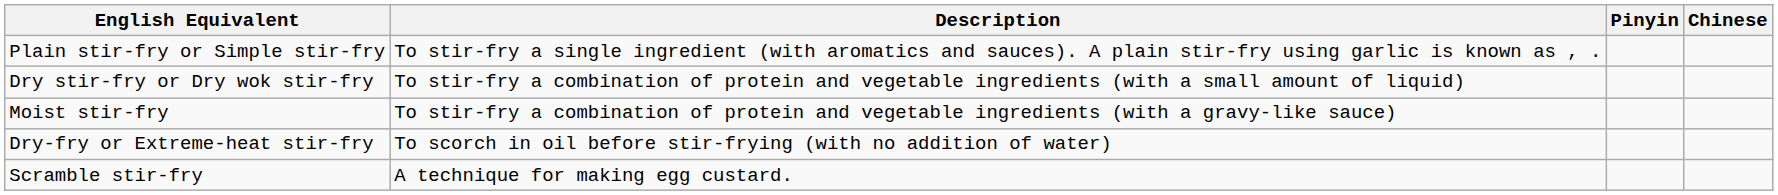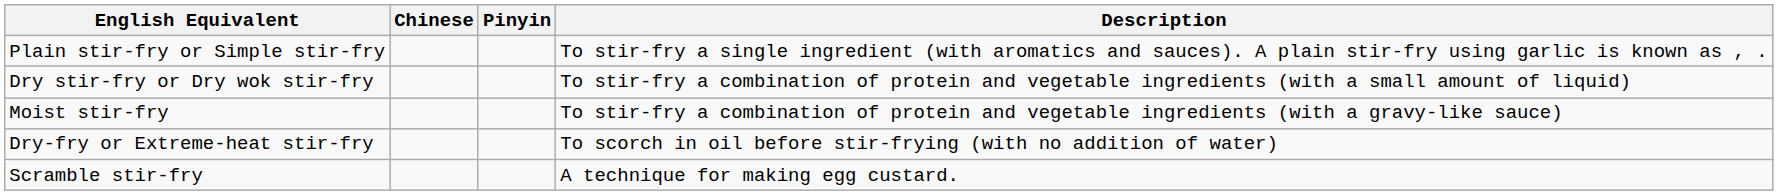columns swapped: (1728, 20) <-> (998, 20)
